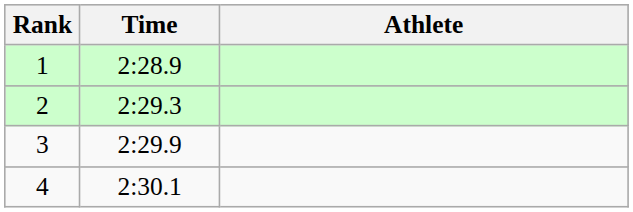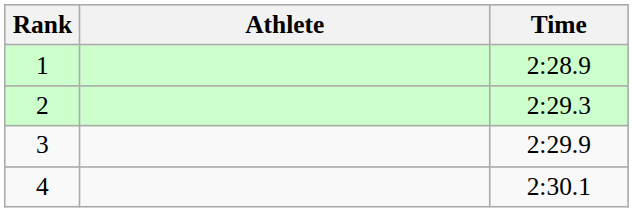columns swapped: (424, 24) <-> (150, 24)
